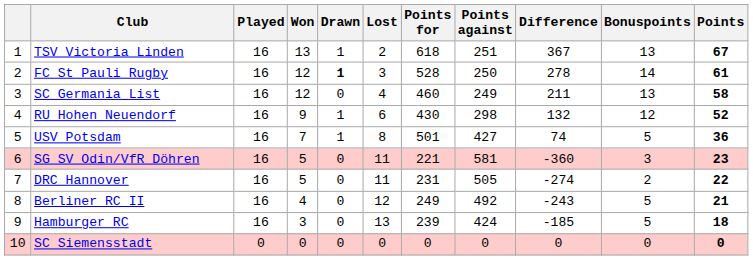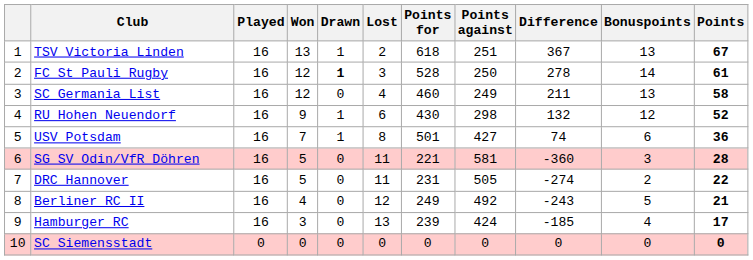(647, 137) 5 -> (647, 137) 6
(721, 159) 23 -> (721, 159) 28
(647, 223) 5 -> (647, 223) 4
(721, 223) 18 -> (721, 223) 17
